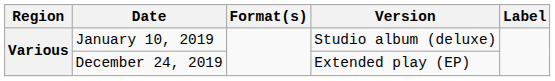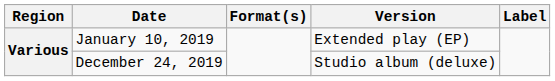(405, 40) Studio album (deluxe) -> (392, 40) Extended play (EP)
(392, 63) Extended play (EP) -> (405, 63) Studio album (deluxe)
